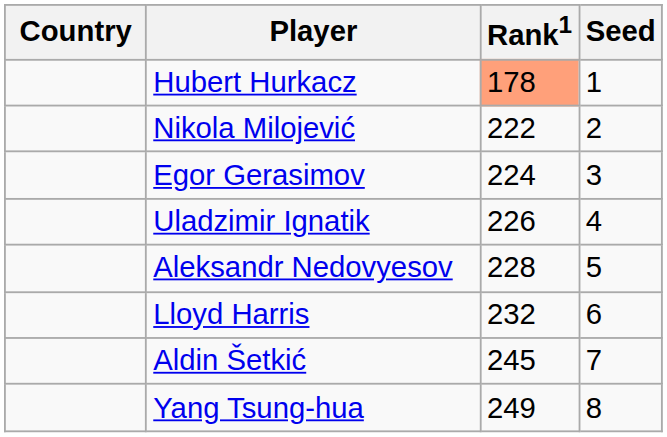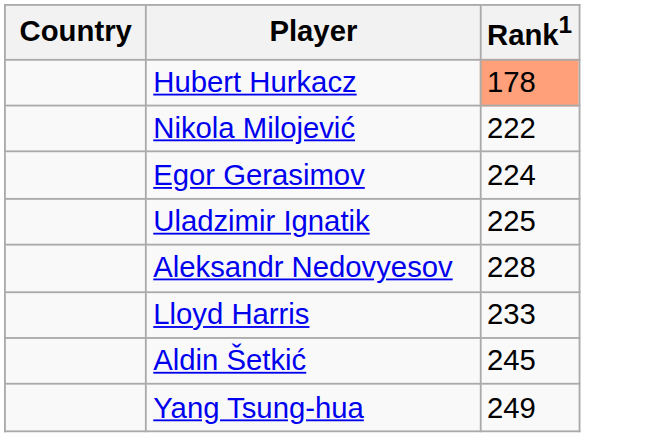- column: (621, 31)
(511, 221) 226 -> (511, 221) 225
(511, 314) 232 -> (511, 314) 233
